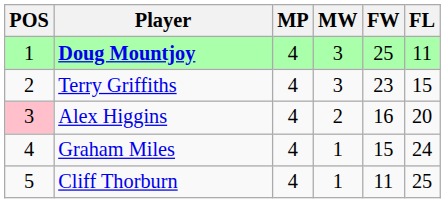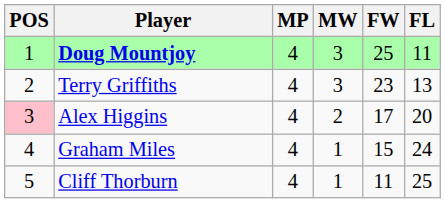(422, 85) 15 -> (422, 85) 13
(383, 117) 16 -> (383, 117) 17
